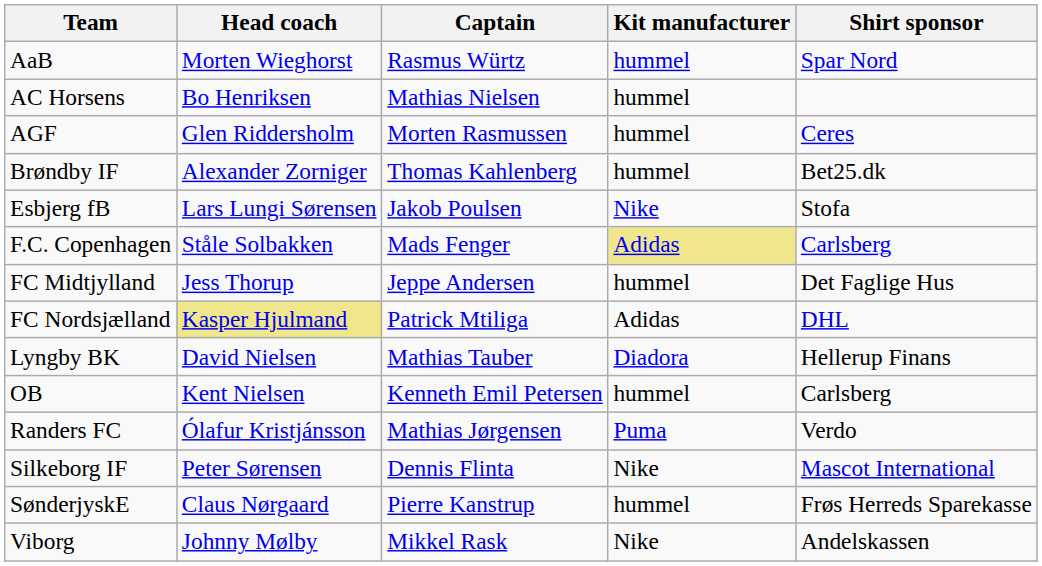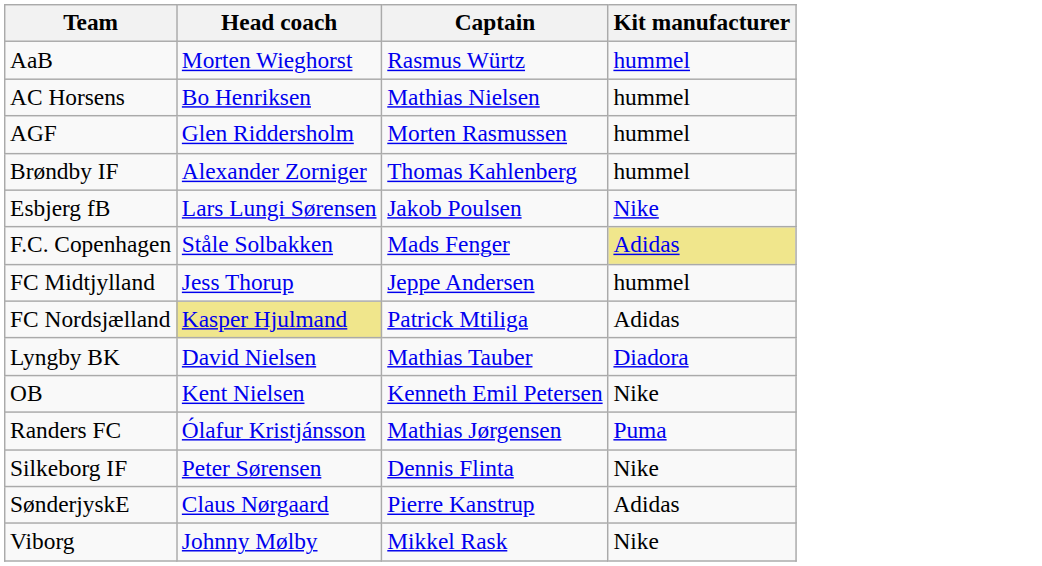- column: (916, 23)
(652, 393) hummel -> (636, 393) Nike
(652, 504) hummel -> (647, 504) Adidas
